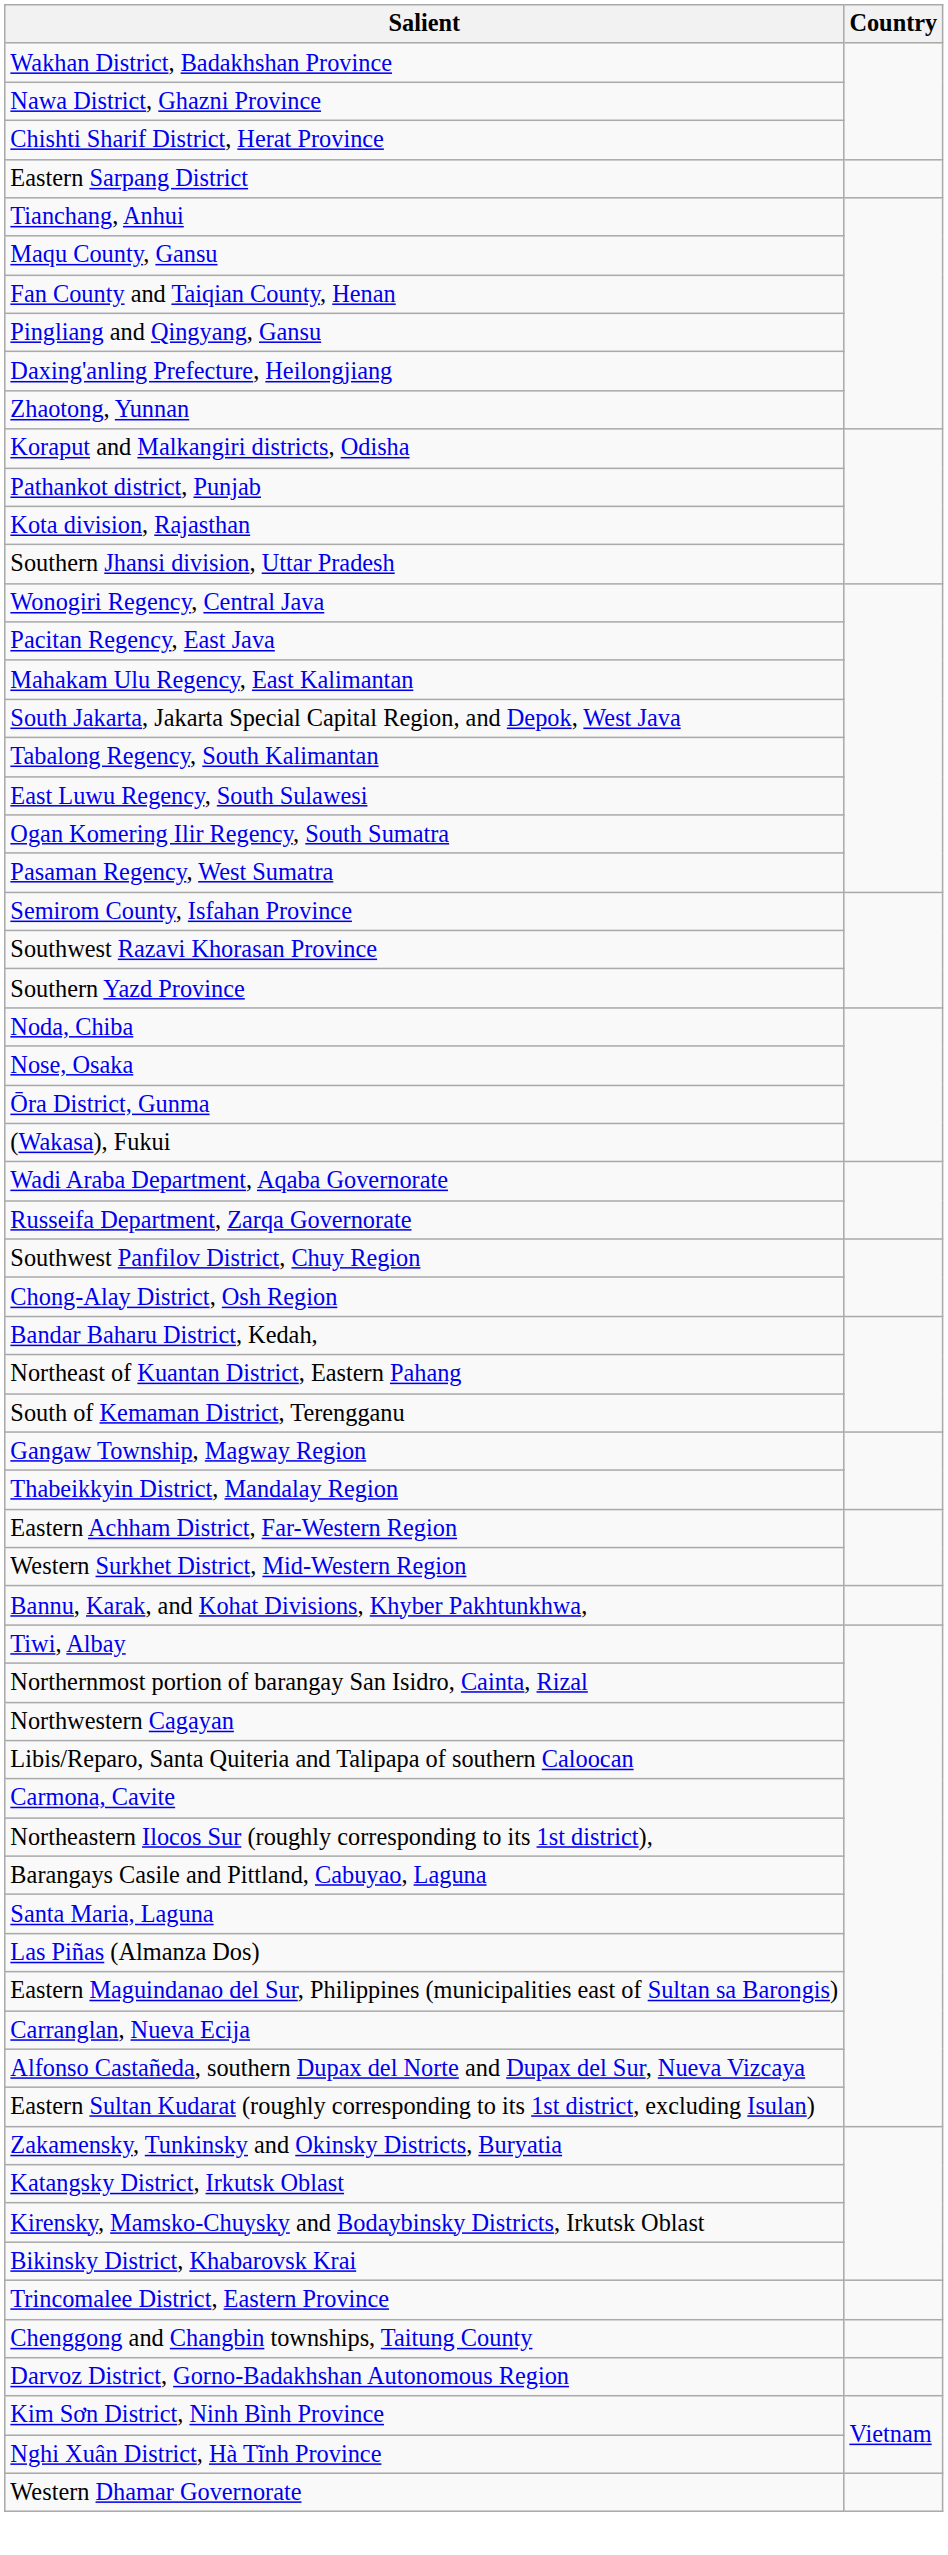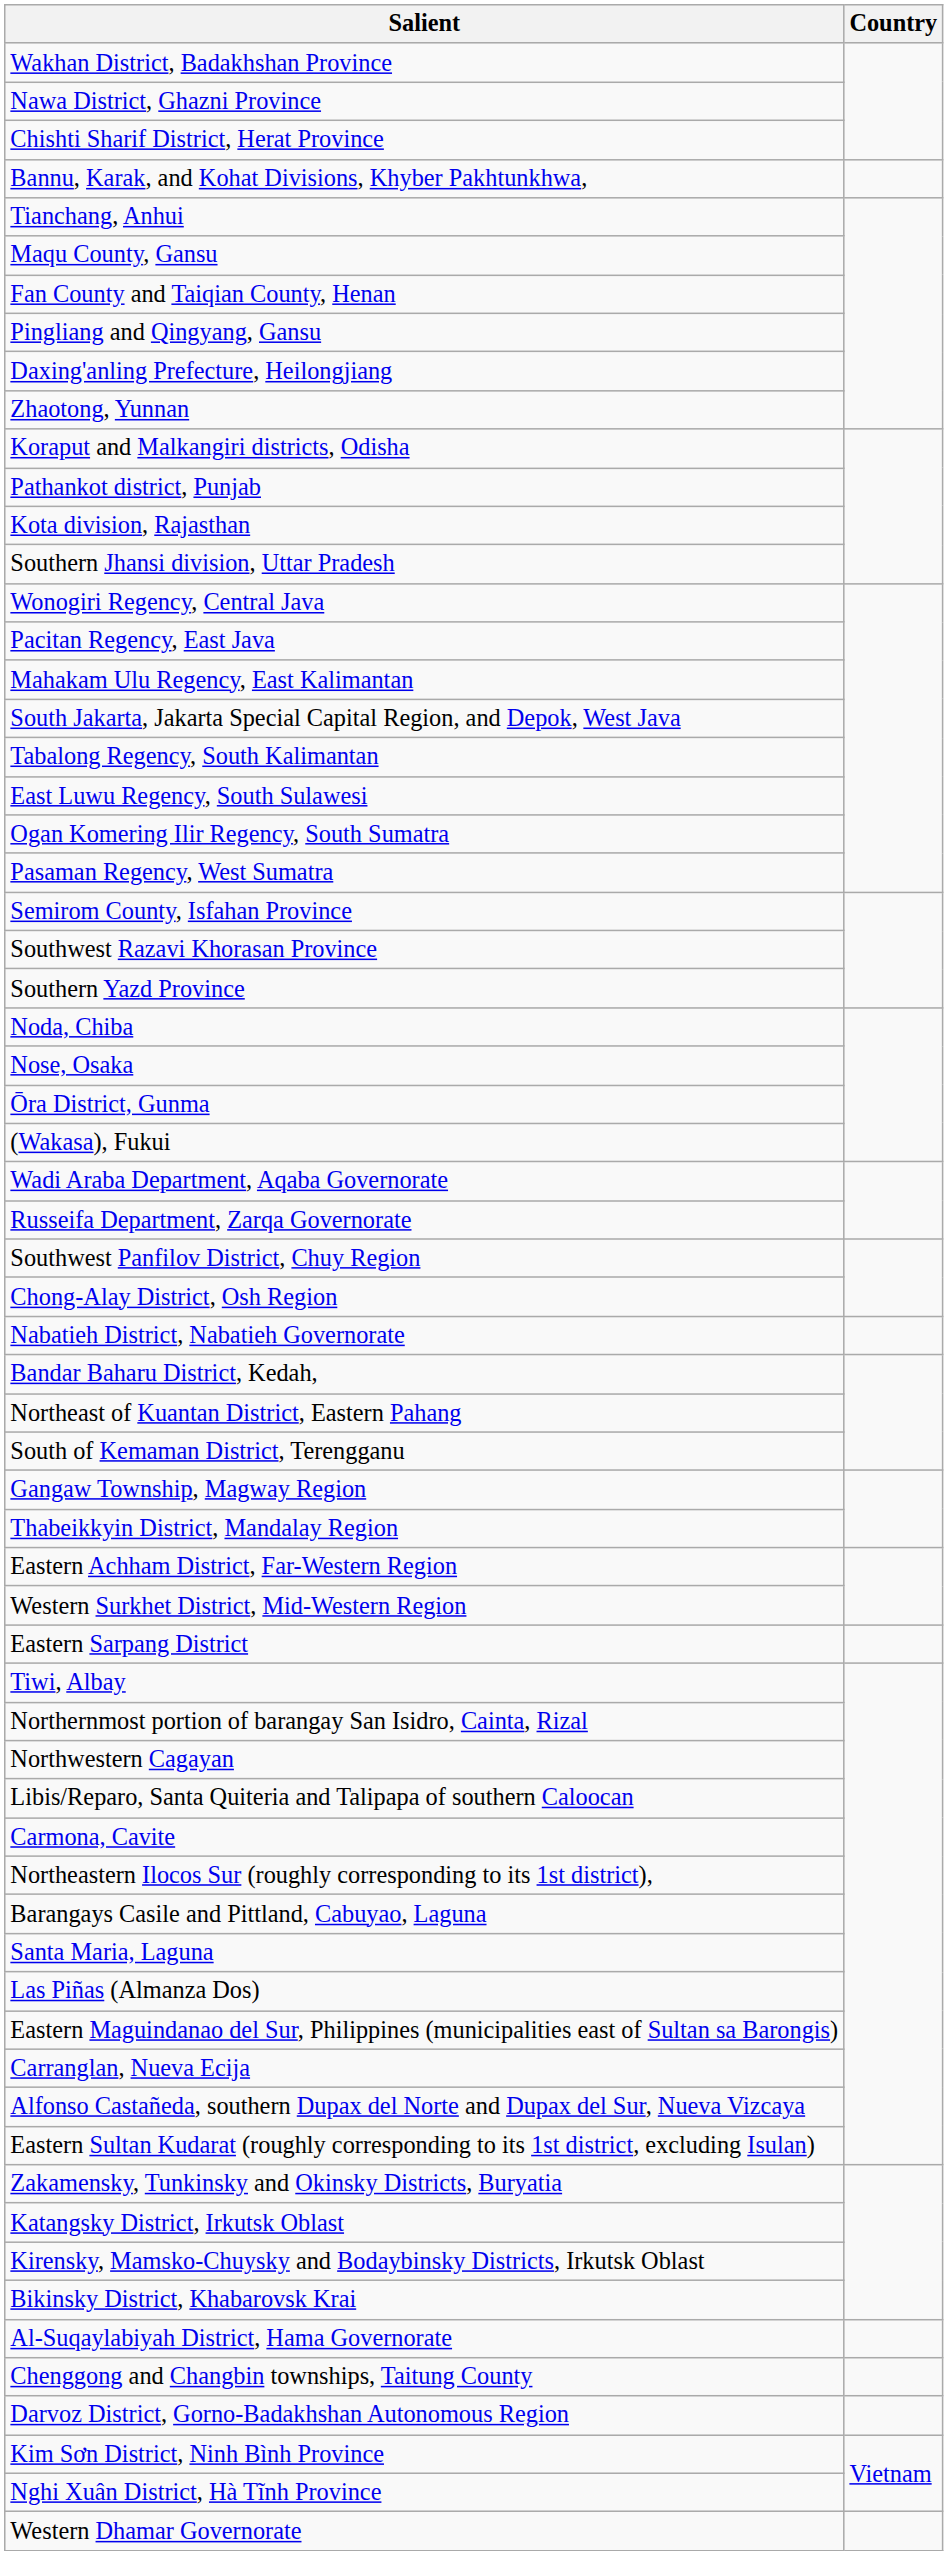rows swapped: (129, 178) <-> (299, 1605)
+ row: (208, 1335)
- row: (200, 2299)
+ row: (231, 2337)
